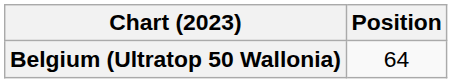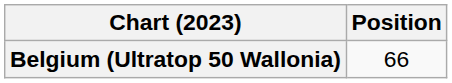(397, 58) 64 -> (397, 58) 66
